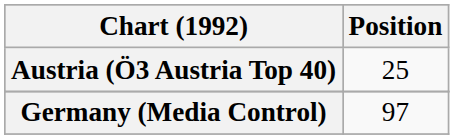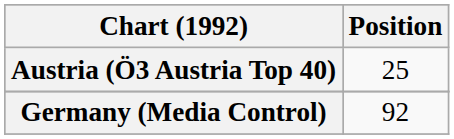(395, 112) 97 -> (395, 112) 92
